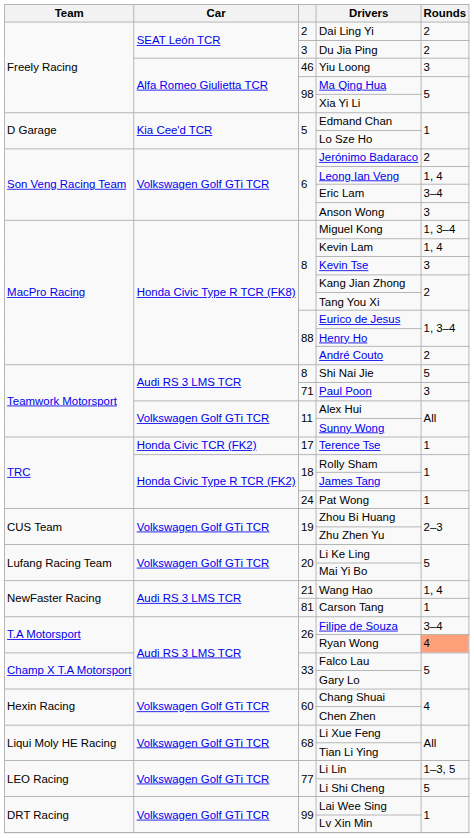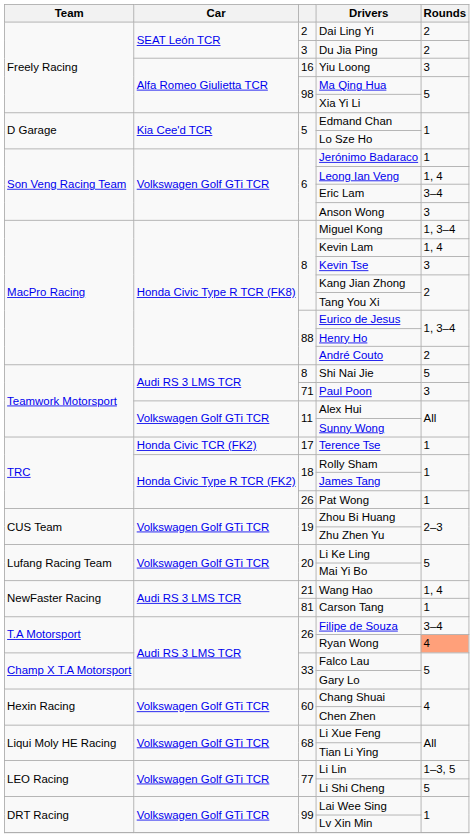(307, 67) 46 -> (307, 67) 16
(427, 157) 2 -> (427, 157) 1
(307, 499) 24 -> (307, 499) 26
